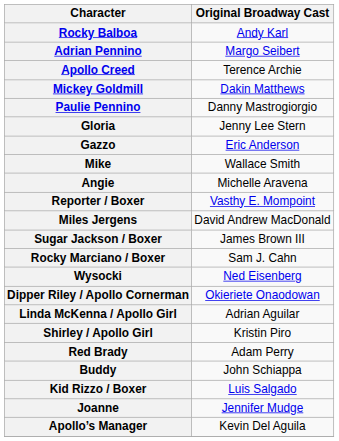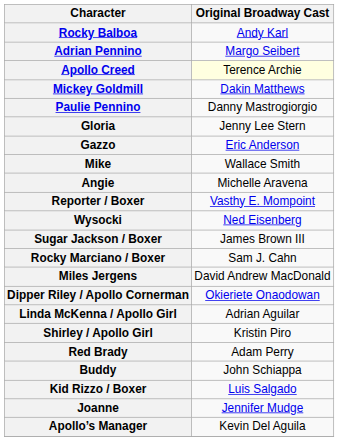(262, 70) no background -> (262, 70) lightyellow background
rows swapped: (98, 276) <-> (98, 220)
